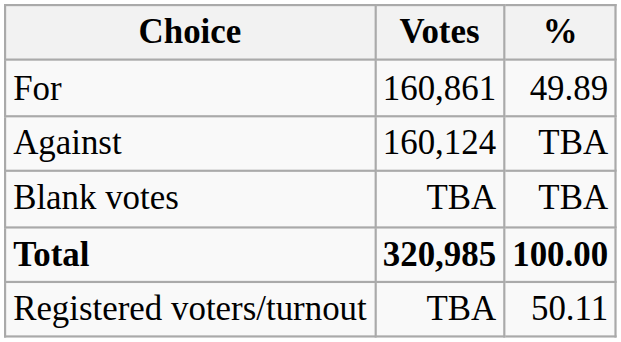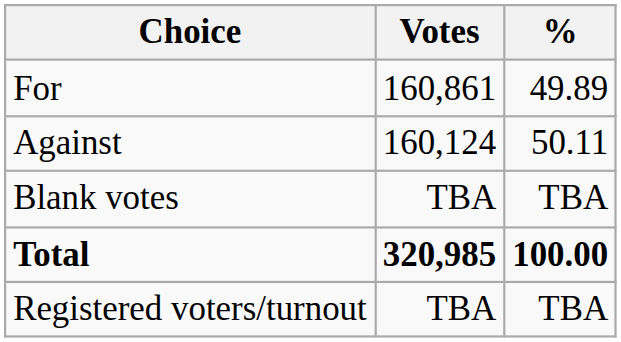(573, 142) TBA -> (570, 142) 50.11
(570, 308) 50.11 -> (573, 308) TBA
